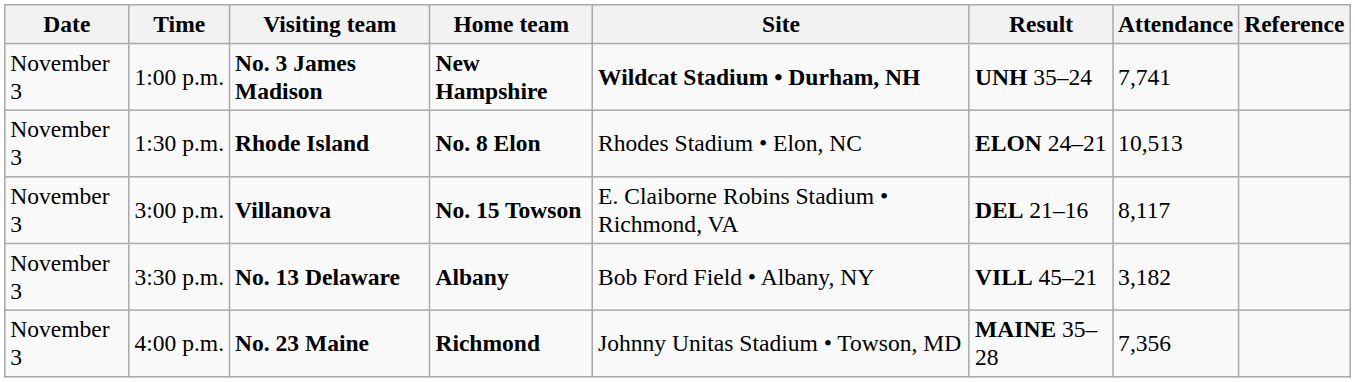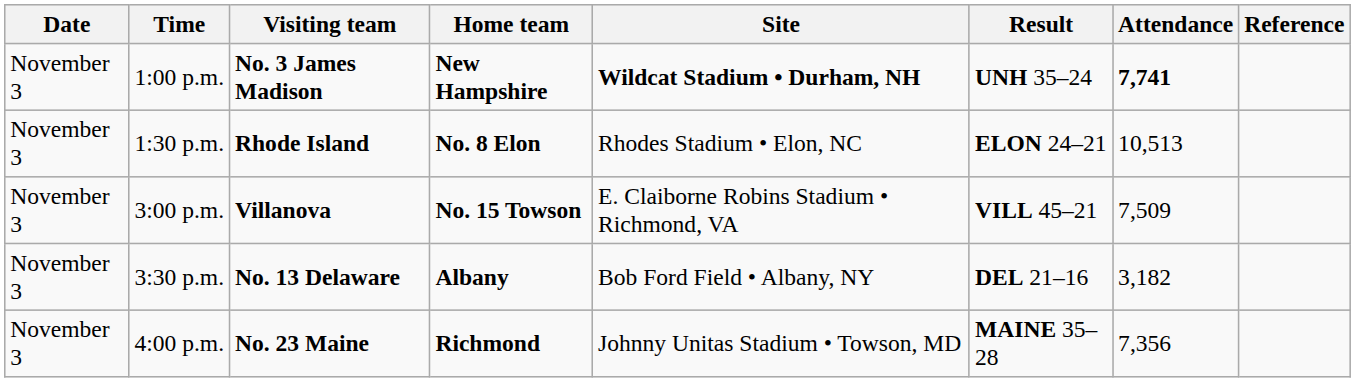(1145, 76) normal -> (1145, 76) bold
(1032, 210) DEL 21–16 -> (1036, 210) VILL 45–21
(1144, 210) 8,117 -> (1145, 210) 7,509
(1036, 277) VILL 45–21 -> (1032, 277) DEL 21–16
